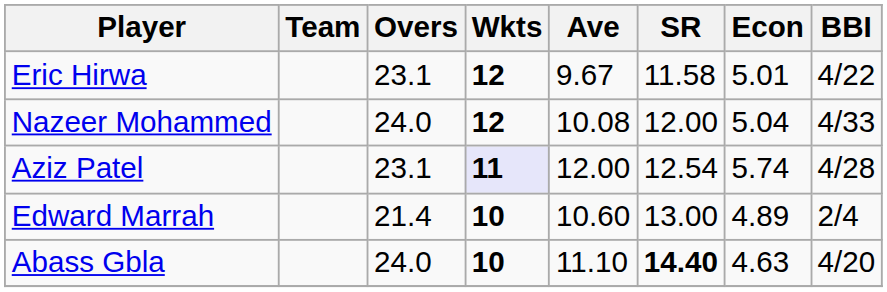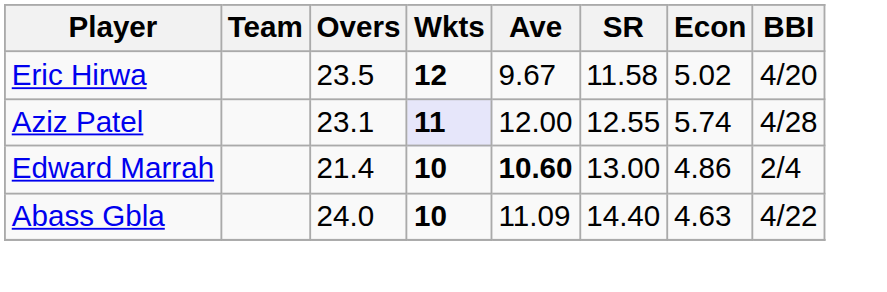(403, 74) 23.1 -> (345, 74) 23.5
(760, 74) 5.01 -> (703, 74) 5.02
(846, 74) 4/22 -> (789, 74) 4/20
- row: (142, 121)
(681, 168) 12.54 -> (623, 121) 12.55
(593, 215) normal -> (536, 168) bold
(760, 215) 4.89 -> (703, 168) 4.86
(592, 262) 11.10 -> (534, 215) 11.09
(681, 262) bold -> (623, 215) normal
(846, 262) 4/20 -> (789, 215) 4/22
